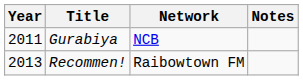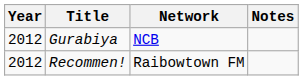(25, 40) 2011 -> (25, 40) 2012
(25, 63) 2013 -> (25, 63) 2012
